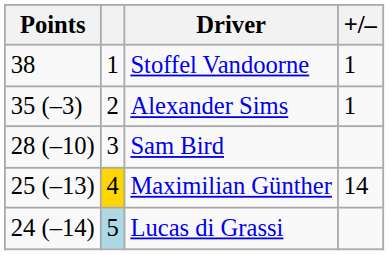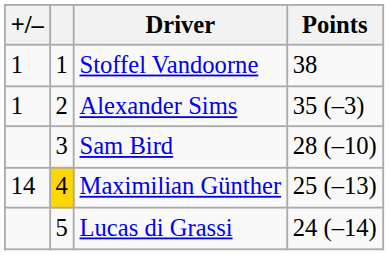columns swapped: (360, 24) <-> (53, 24)
(113, 227) lightblue background -> (62, 227) no background
